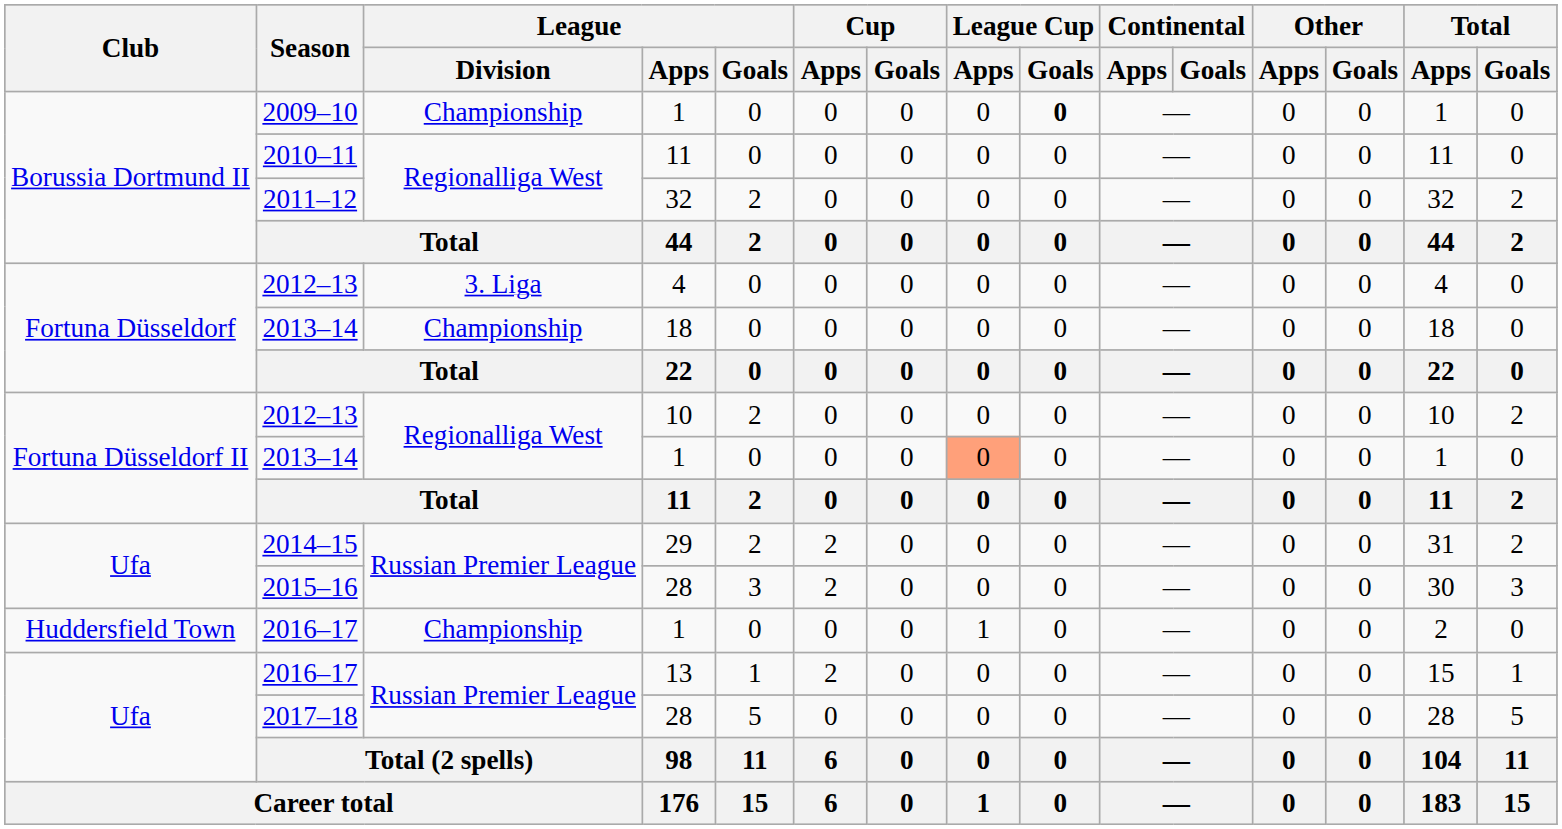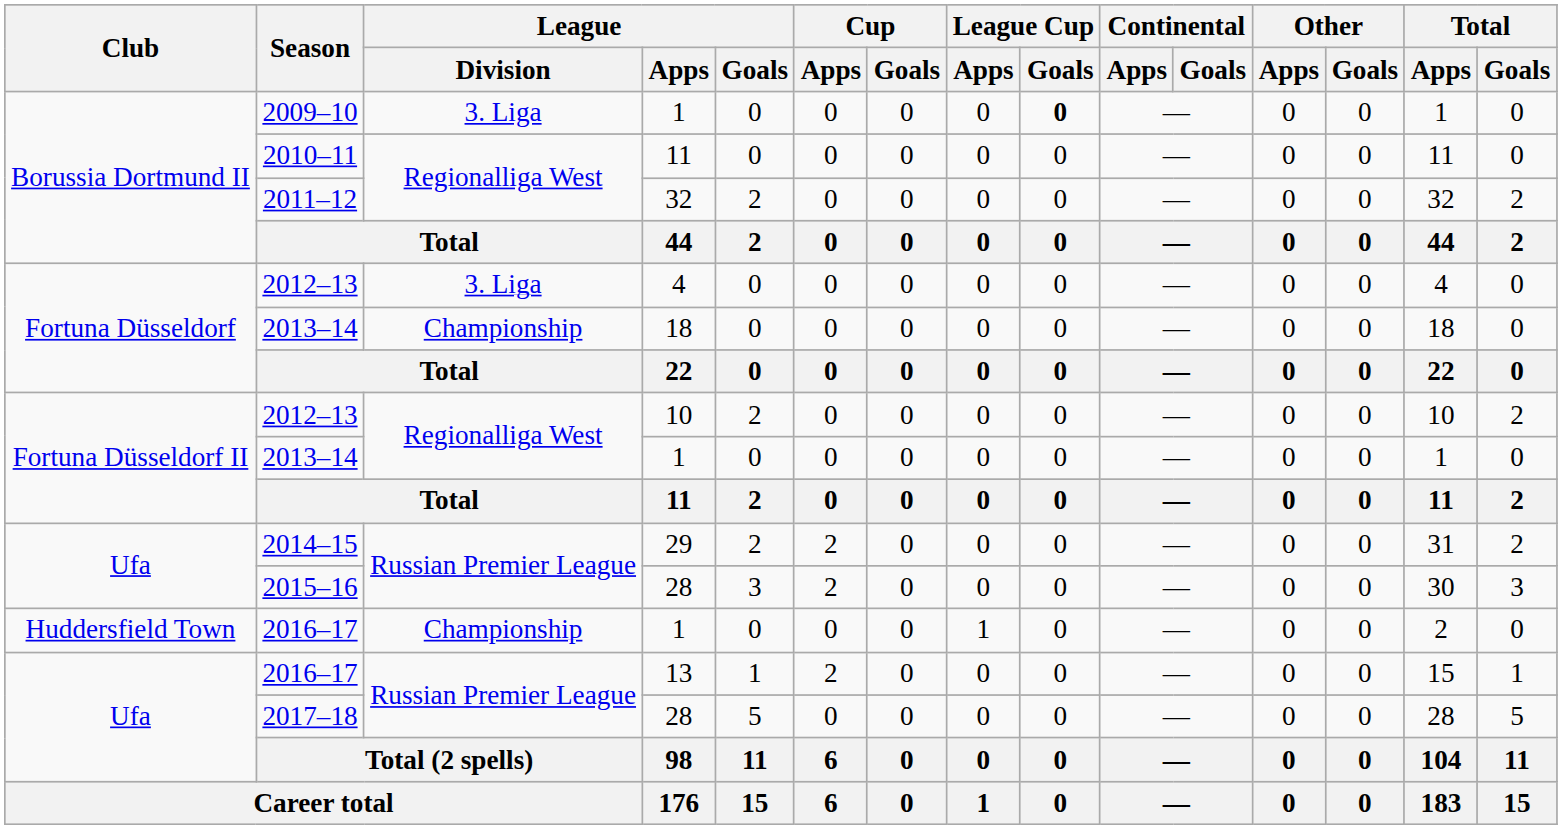(503, 112) Championship -> (503, 112) 3. Liga
(983, 457) lightsalmon background -> (983, 457) no background
